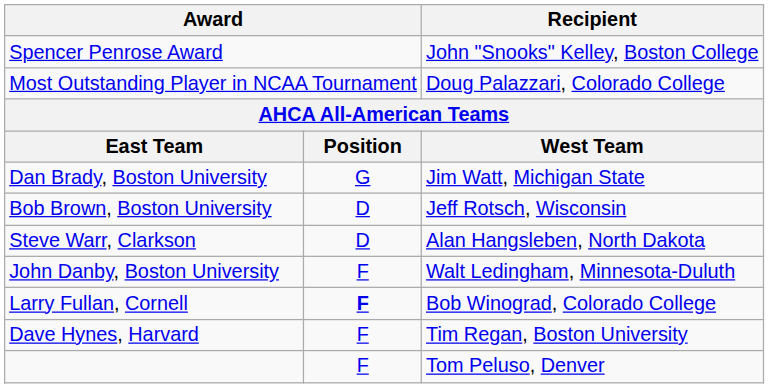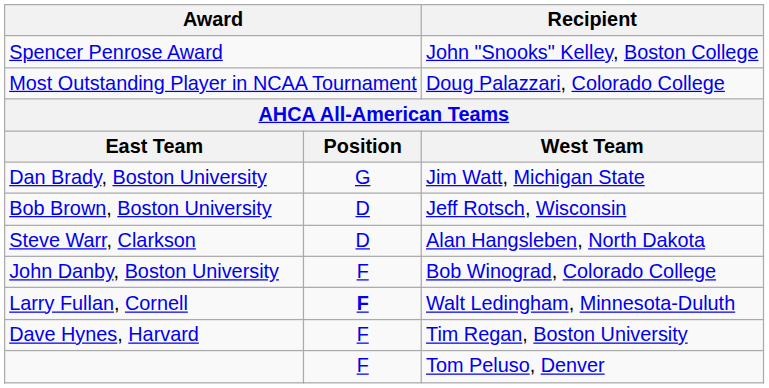(581, 271) Walt Ledingham, Minnesota-Duluth -> (571, 271) Bob Winograd, Colorado College
(571, 303) Bob Winograd, Colorado College -> (581, 303) Walt Ledingham, Minnesota-Duluth
